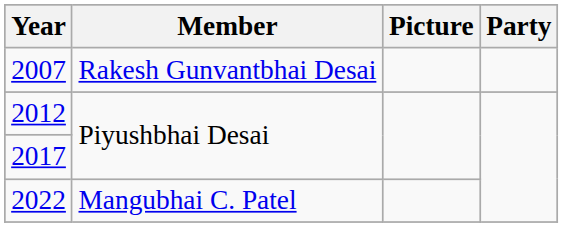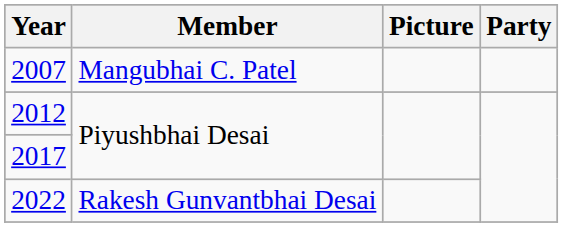(227, 69) Rakesh Gunvantbhai Desai -> (188, 69) Mangubhai C. Patel
(188, 199) Mangubhai C. Patel -> (227, 199) Rakesh Gunvantbhai Desai
